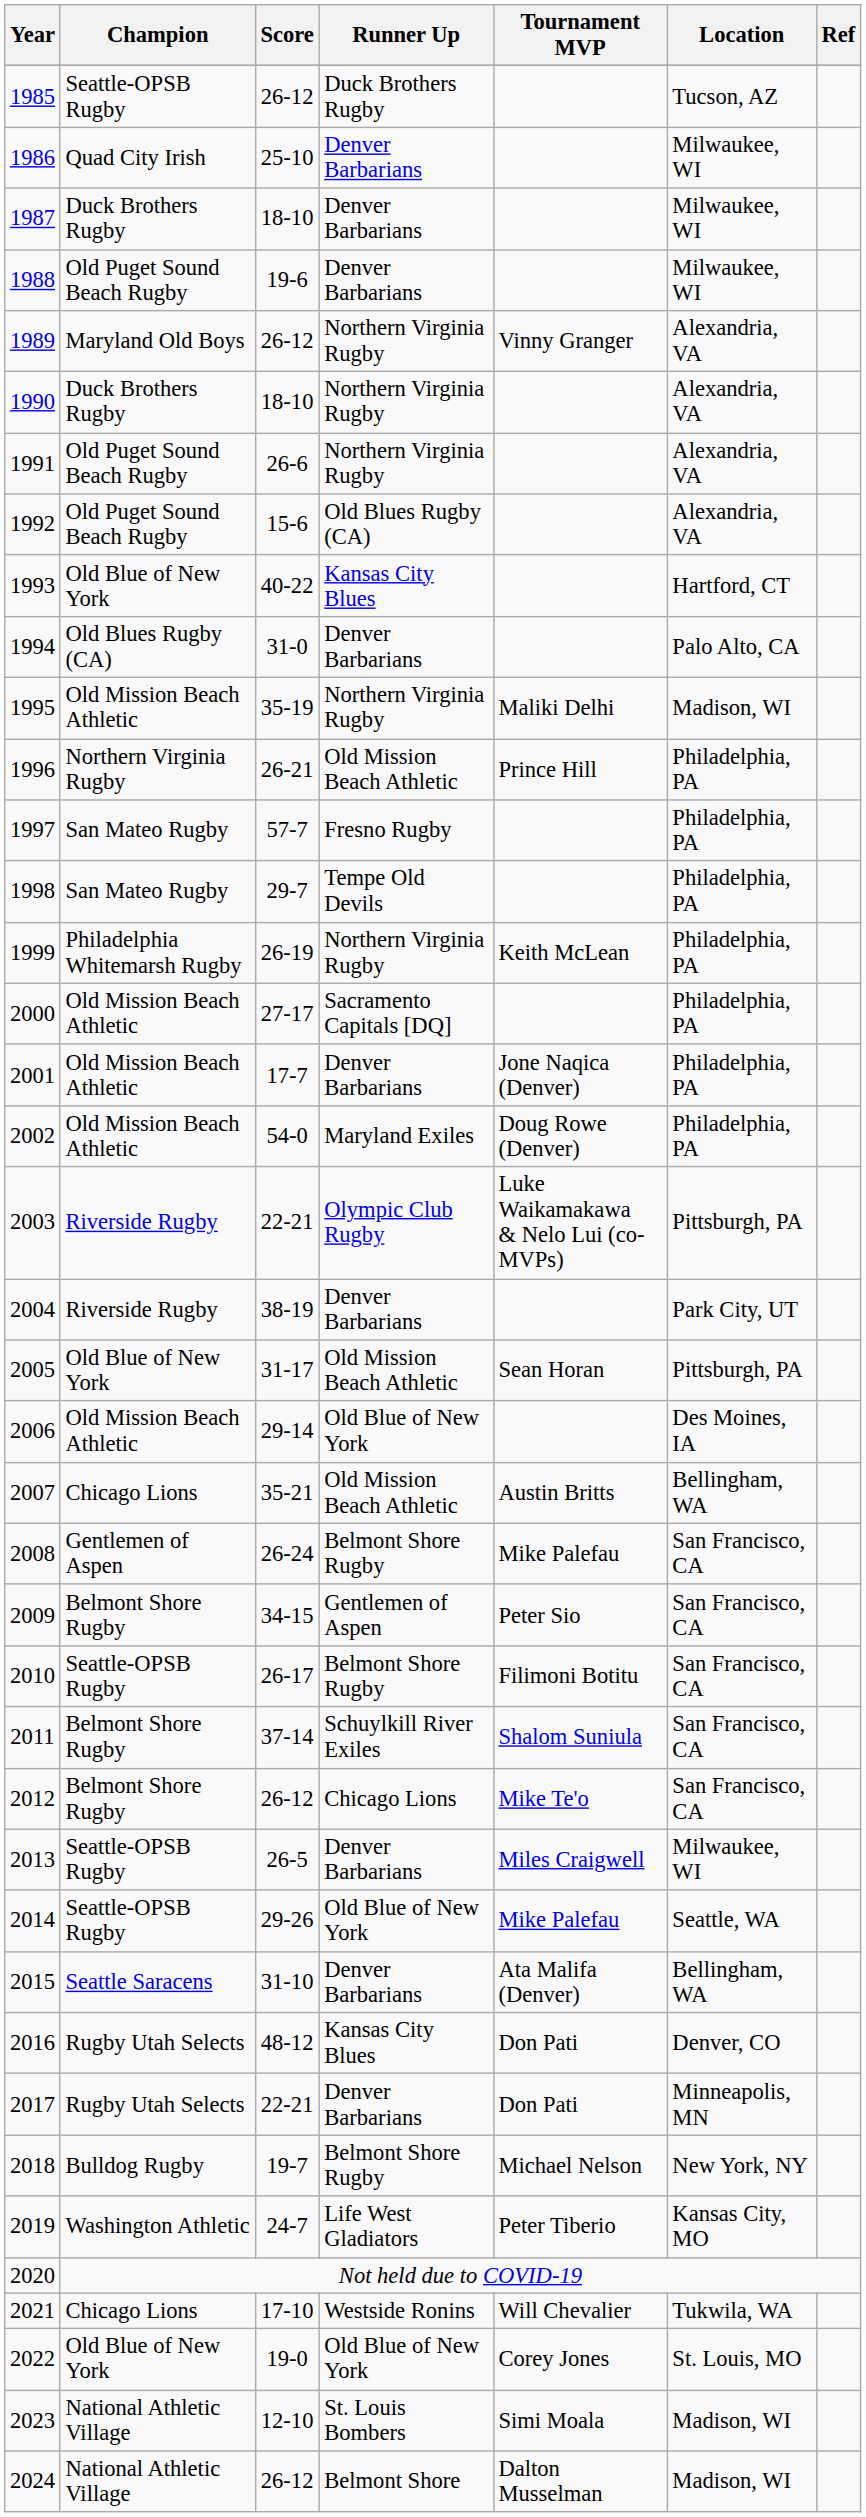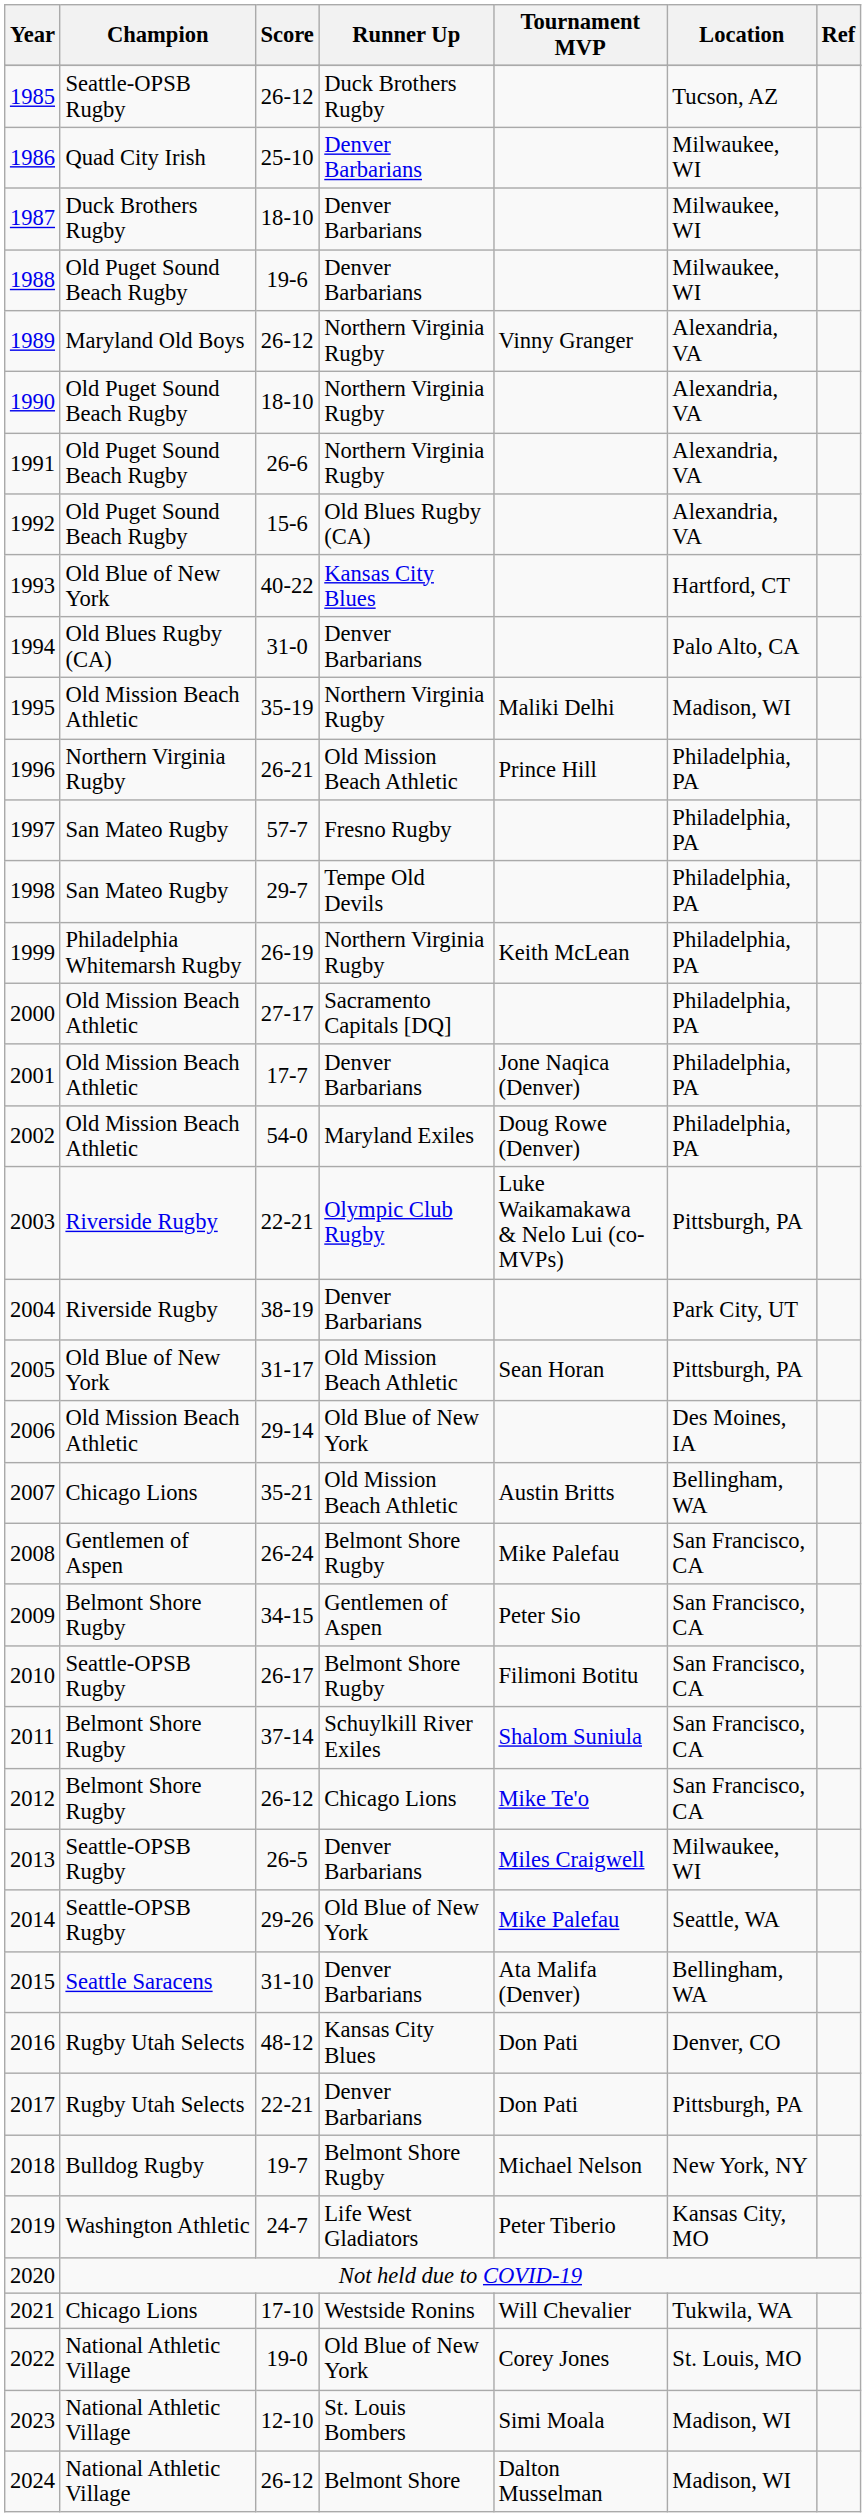(132, 402) Duck Brothers Rugby -> (143, 402) Old Puget Sound Beach Rugby
(732, 2104) Minneapolis, MN -> (738, 2104) Pittsburgh, PA
(143, 2359) Old Blue of New York -> (143, 2359) National Athletic Village
